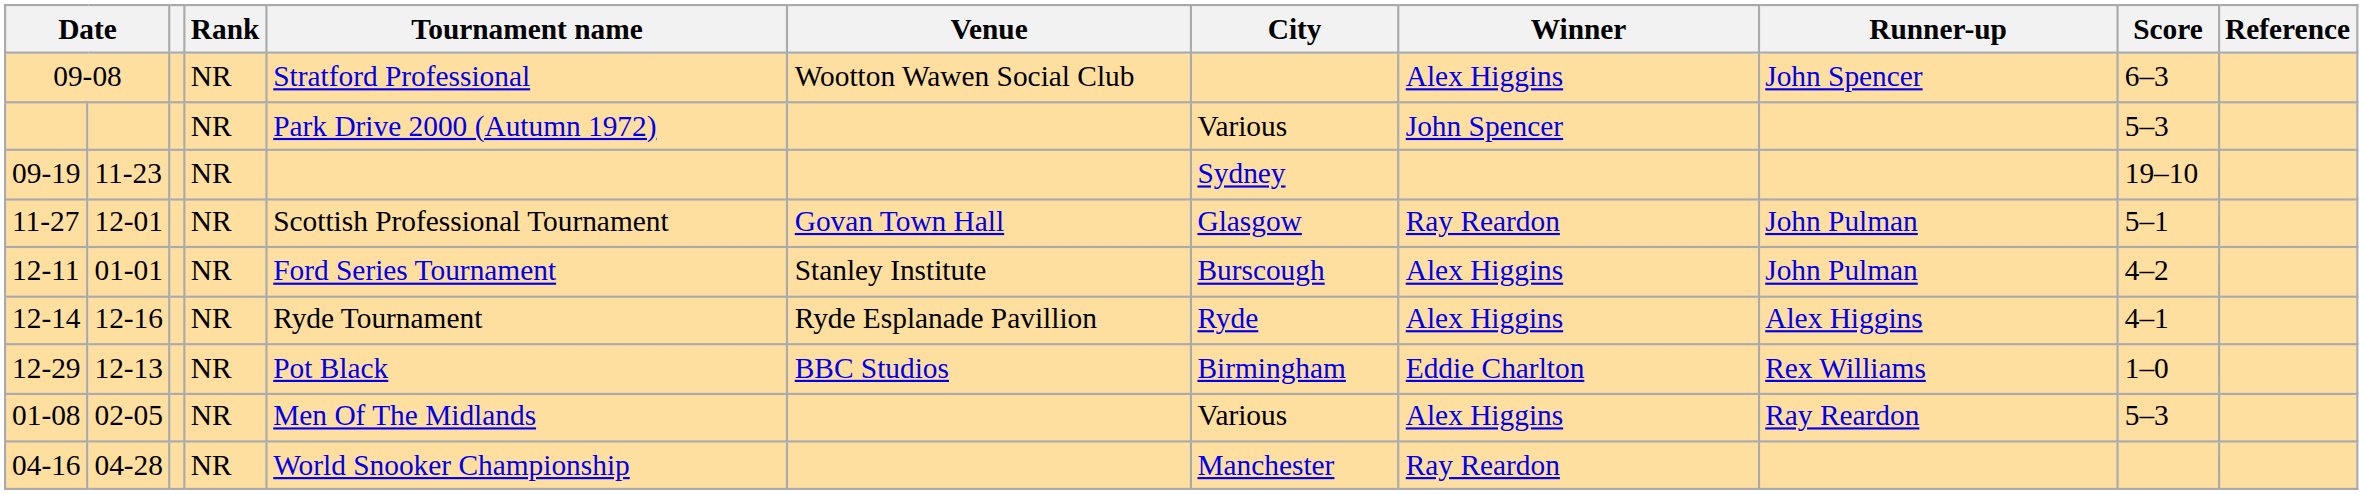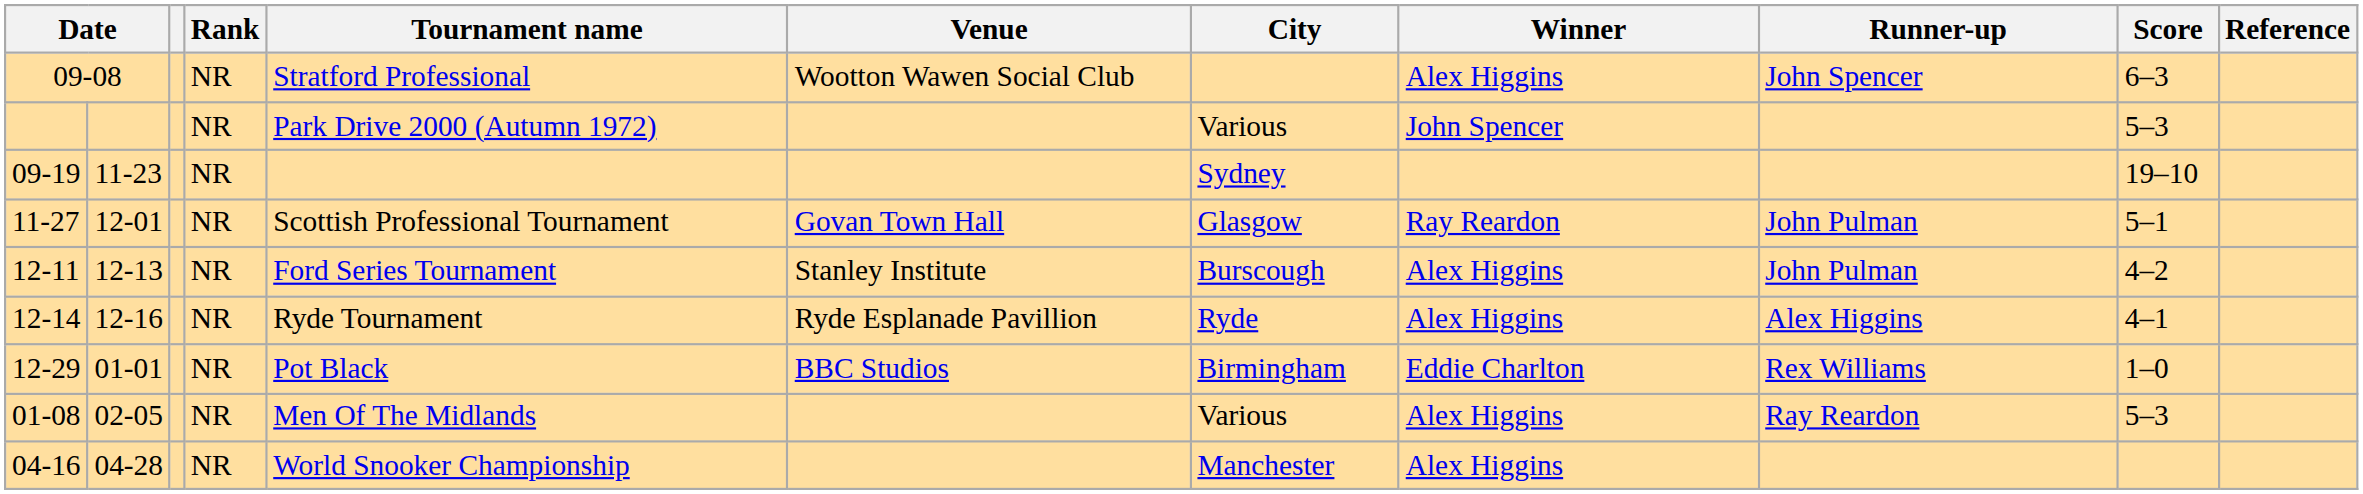(129, 270) 01-01 -> (129, 270) 12-13
(129, 367) 12-13 -> (129, 367) 01-01
(1483, 464) Ray Reardon -> (1484, 464) Alex Higgins
